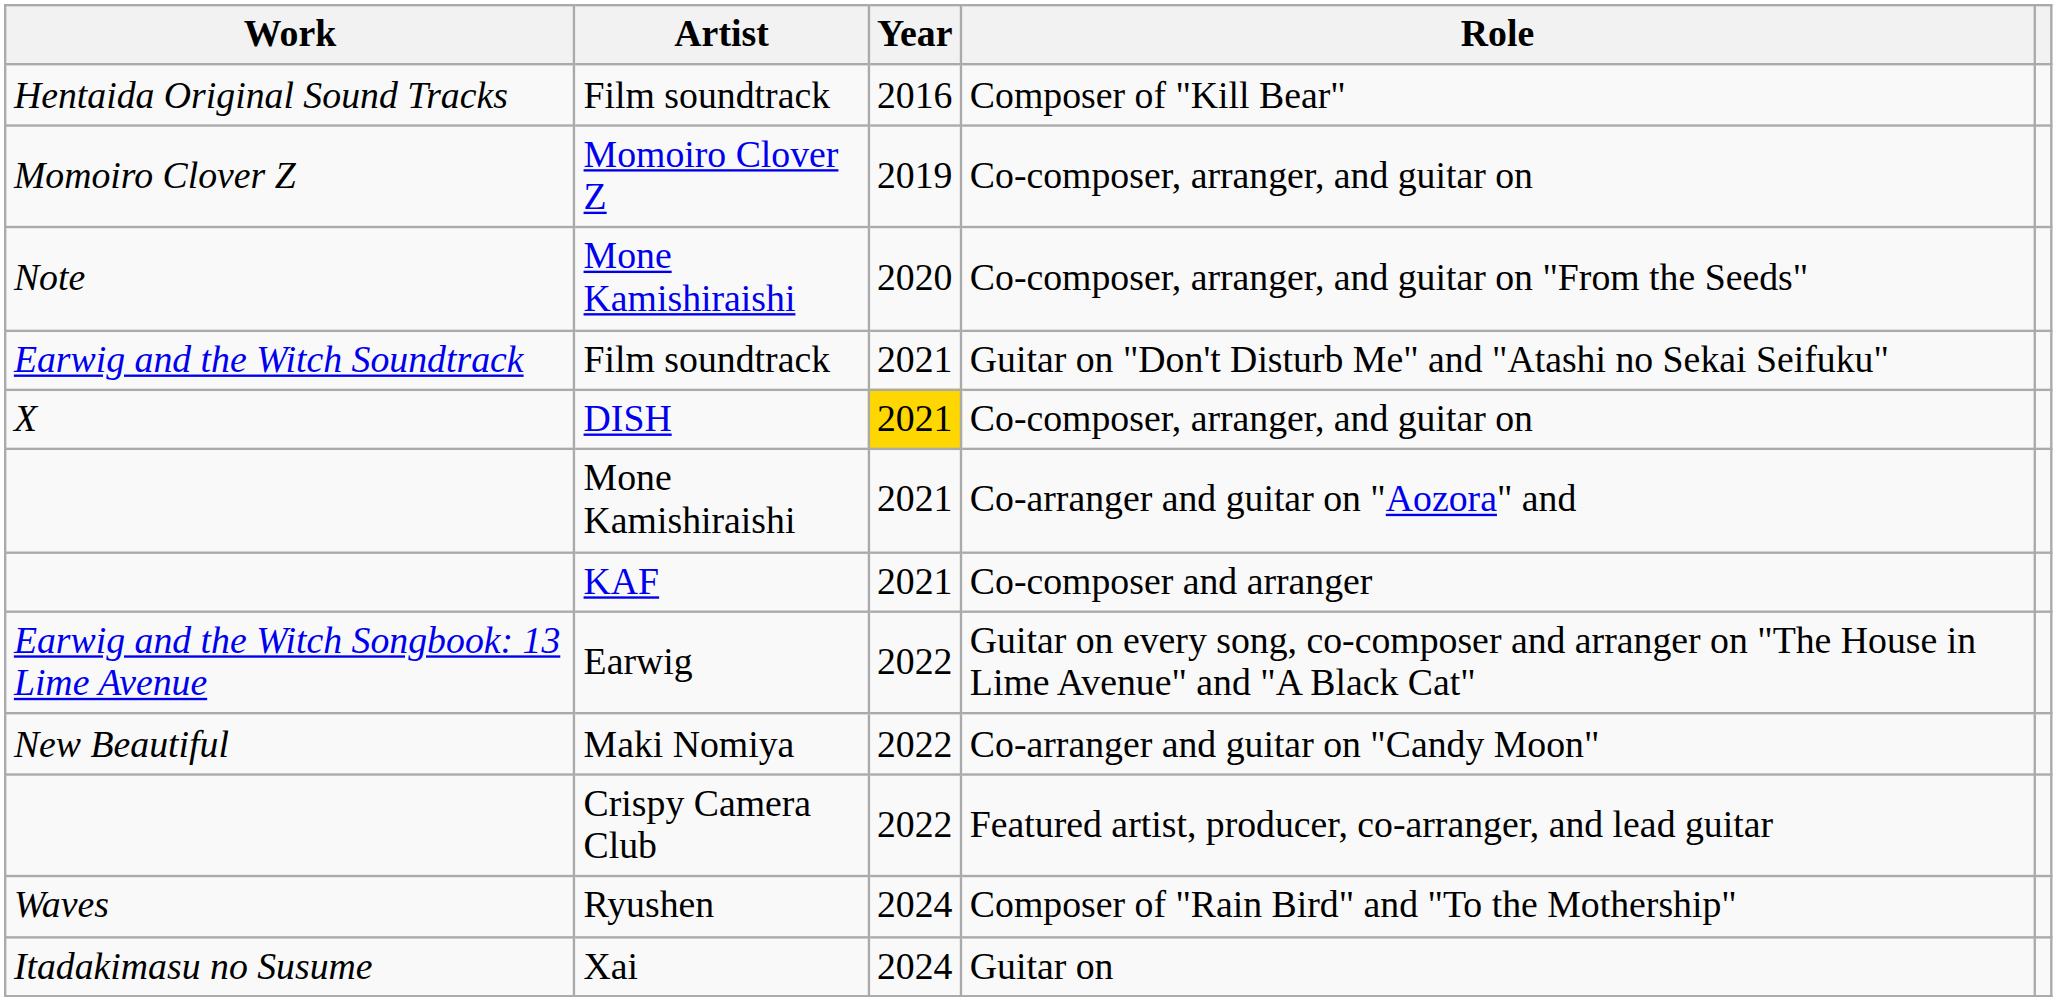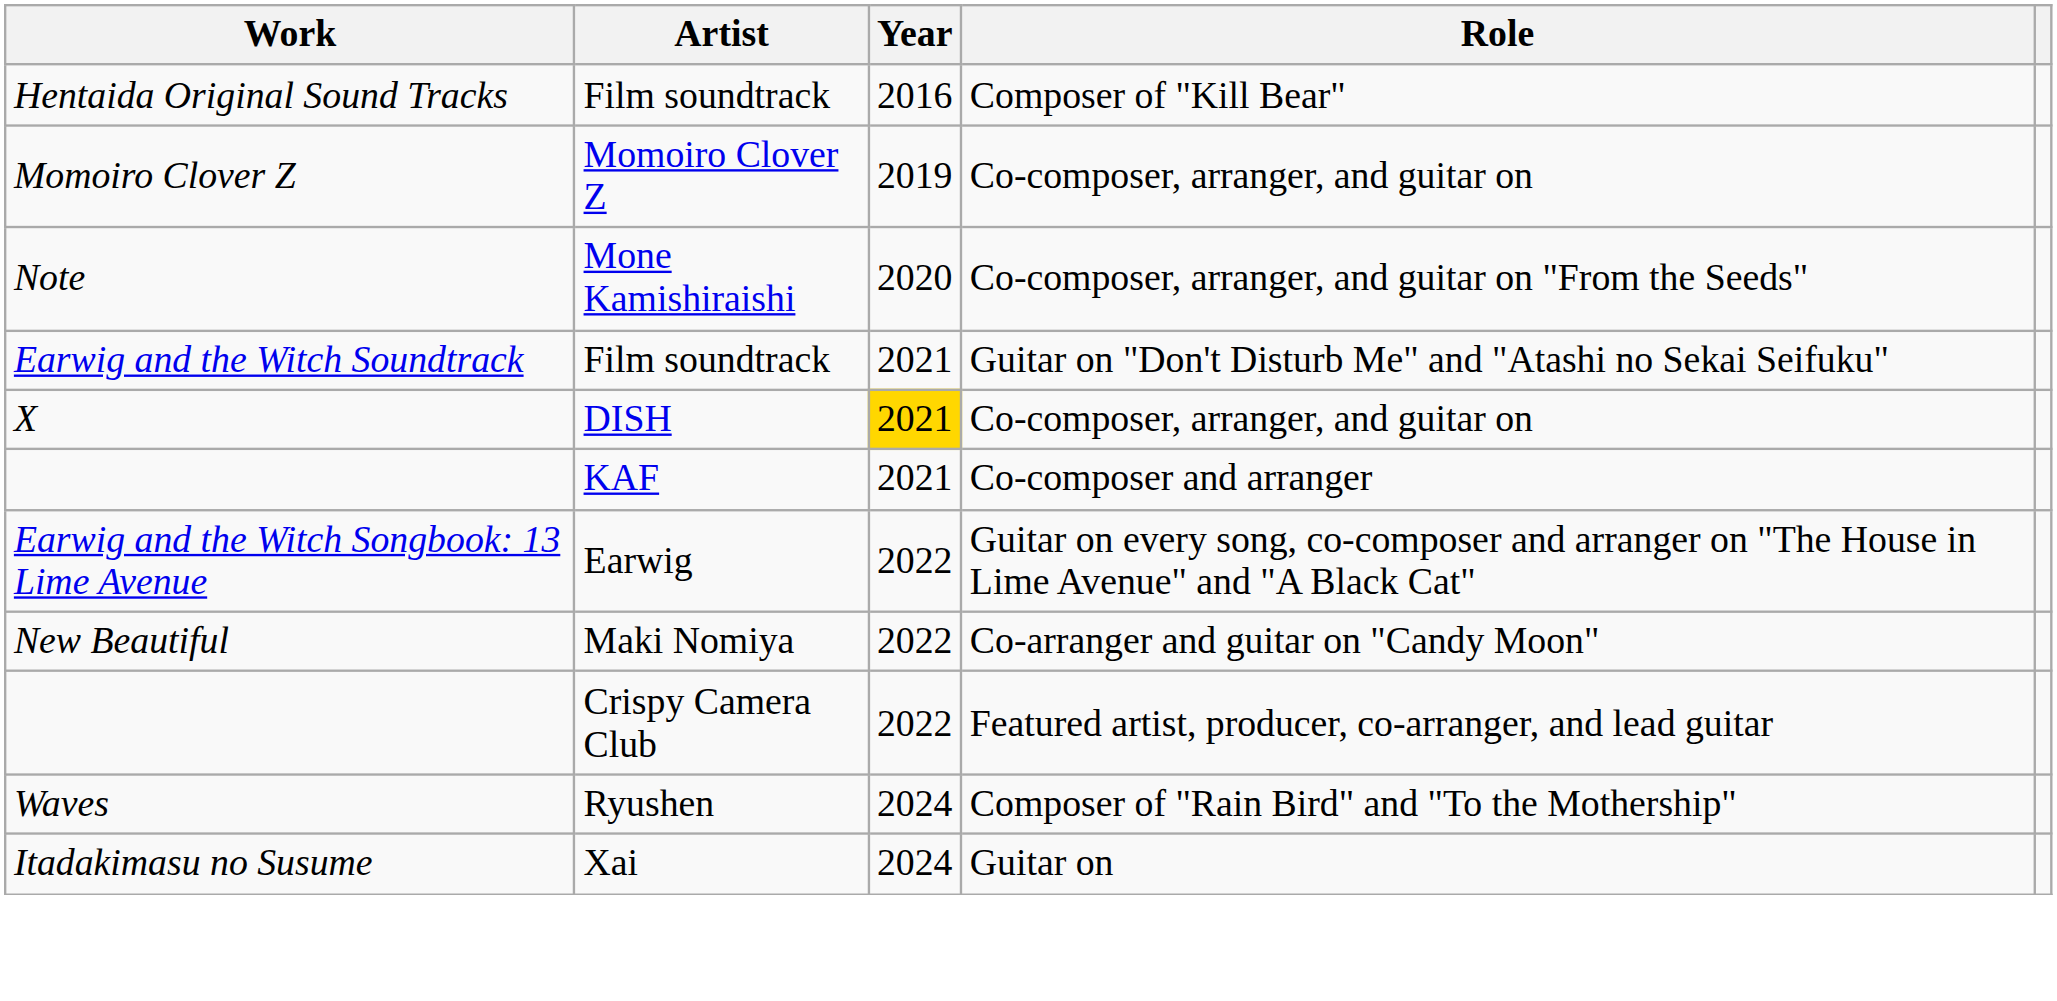- row: (290, 501)
